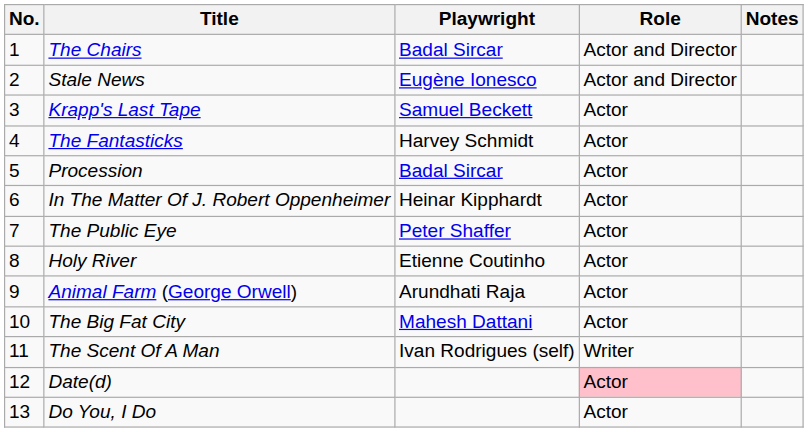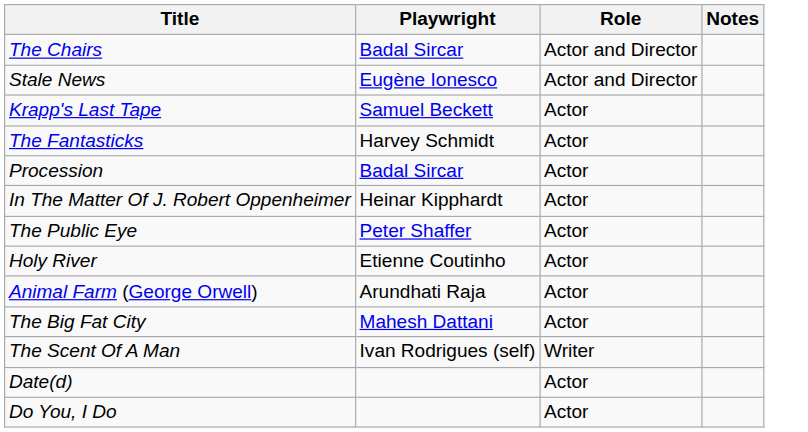- column: (24, 19)
(606, 381) pink background -> (566, 381) no background
